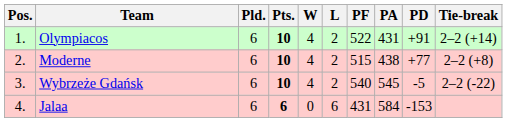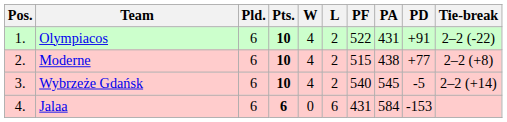(468, 38) 2–2 (+14) -> (468, 38) 2–2 (-22)
(468, 83) 2–2 (-22) -> (468, 83) 2–2 (+14)
